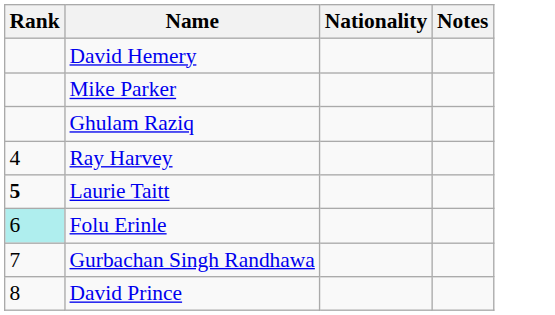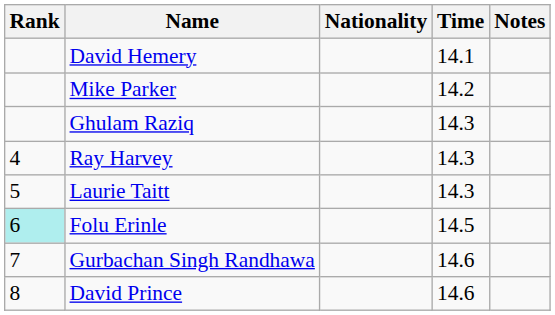+ column: (461, 21)
(15, 191) bold -> (15, 191) normal
